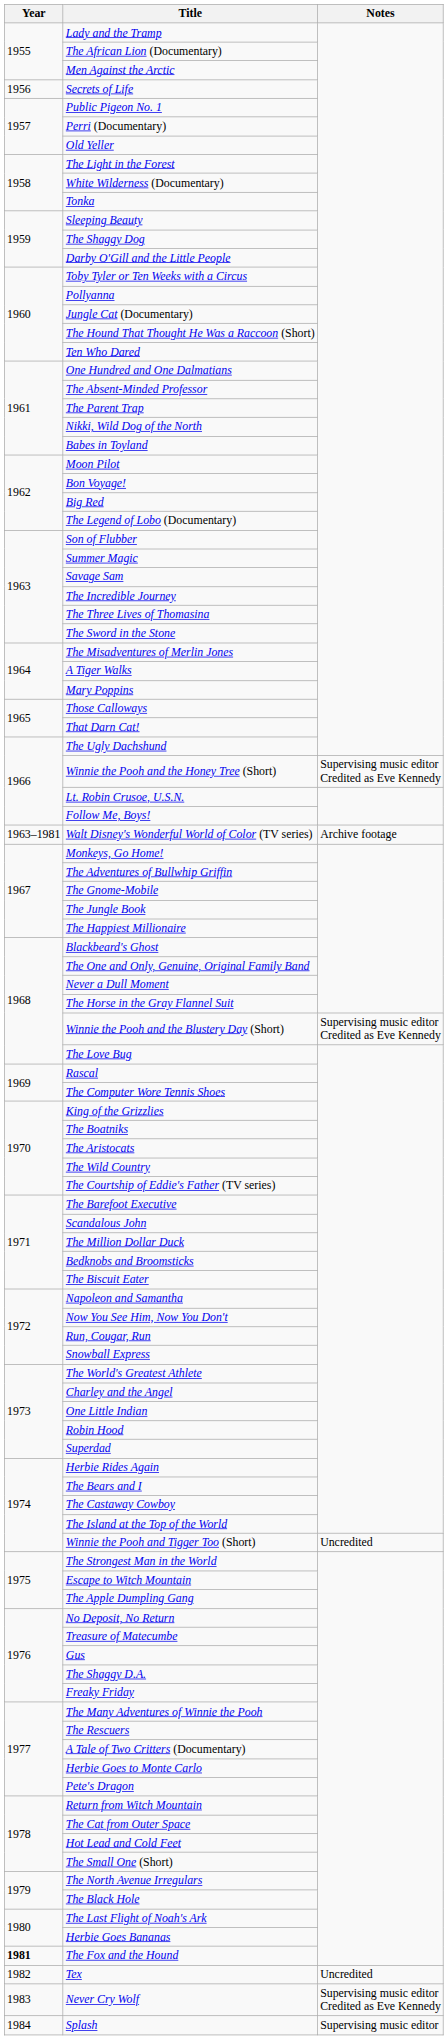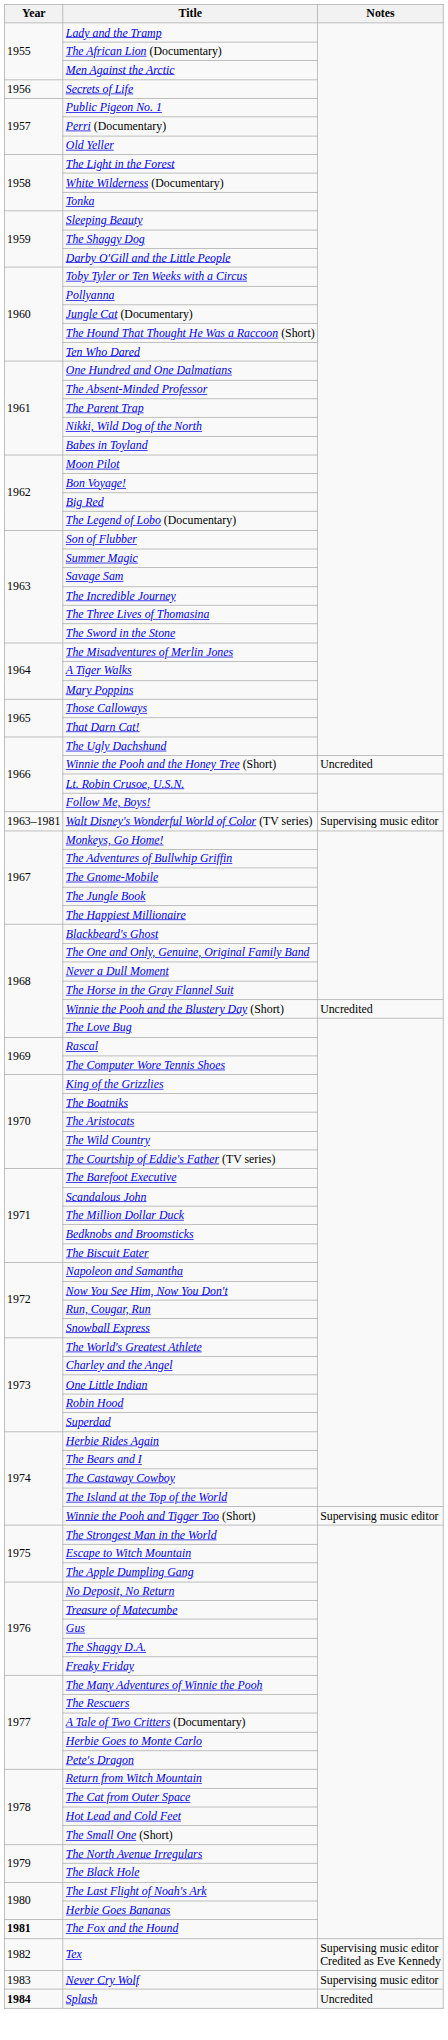(380, 771) Supervising music editor Credited as Eve Kennedy -> (346, 764) Uncredited
(358, 834) Archive footage -> (379, 821) Supervising music editor
(380, 1029) Supervising music editor Credited as Eve Kennedy -> (346, 1009) Uncredited
(346, 1542) Uncredited -> (379, 1516) Supervising music editor
(346, 1974) Uncredited -> (380, 1954) Supervising music editor Credited as Eve Kennedy
(380, 2000) Supervising music editor Credited as Eve Kennedy -> (379, 1980) Supervising music editor
(19, 2025) normal -> (19, 1998) bold
(379, 2025) Supervising music editor -> (346, 1998) Uncredited
